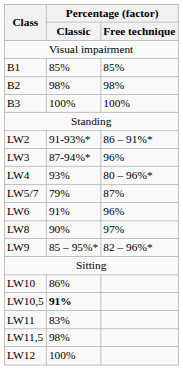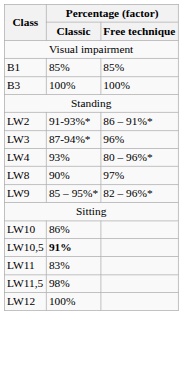- row: (14, 85)
- row: (23, 193)
- row: (18, 211)
